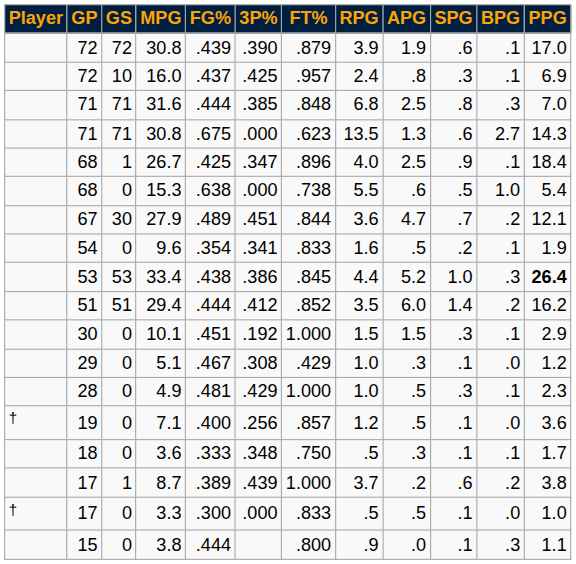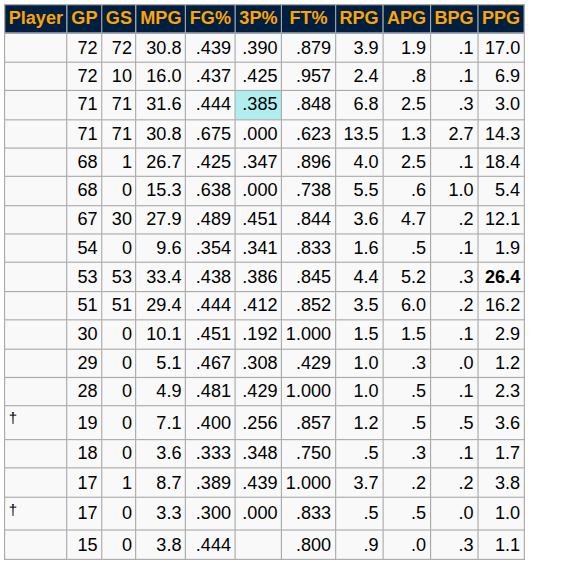- column: (454, 18)
(260, 104) no background -> (260, 104) paleturquoise background
(554, 104) 7.0 -> (508, 104) 3.0
(513, 422) .0 -> (466, 422) .5
